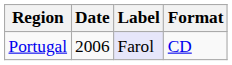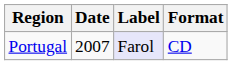(92, 45) 2006 -> (92, 45) 2007
